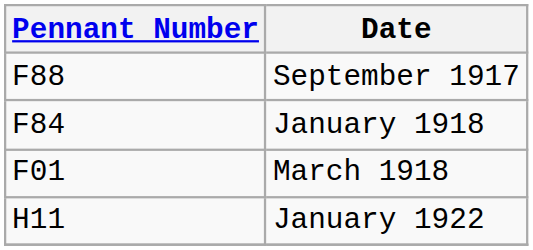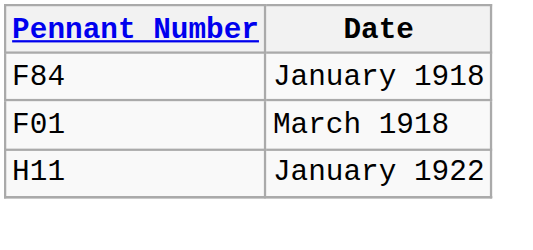- row: (396, 77)
